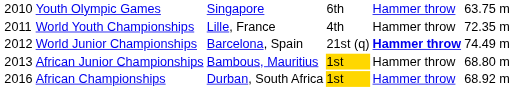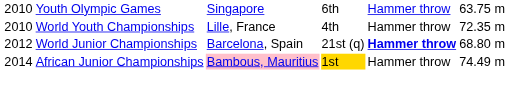(18, 26) 2011 -> (18, 26) 2010
(487, 44) 74.49 m -> (482, 44) 68.80 m
(18, 61) 2013 -> (18, 61) 2014
(263, 61) no background -> (263, 61) pink background
(487, 61) 68.80 m -> (482, 61) 74.49 m
- row: (101, 79)
